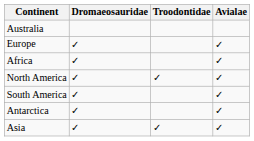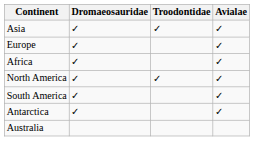rows swapped: (16, 127) <-> (25, 28)
